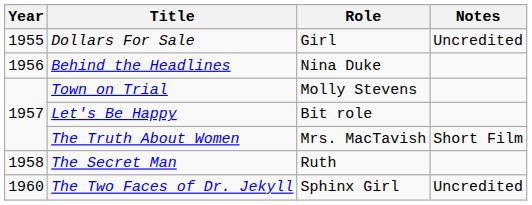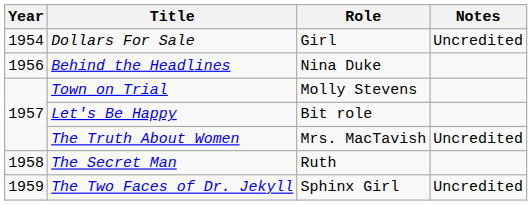(26, 41) 1955 -> (26, 41) 1954
(478, 139) Short Film -> (478, 139) Uncredited
(26, 187) 1960 -> (26, 187) 1959
